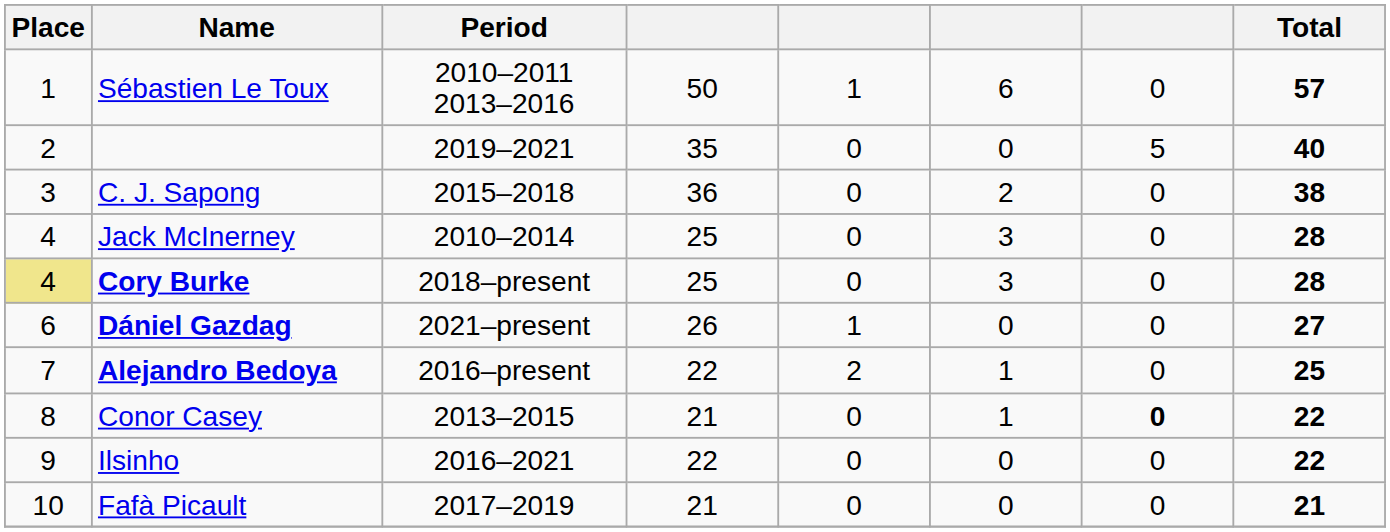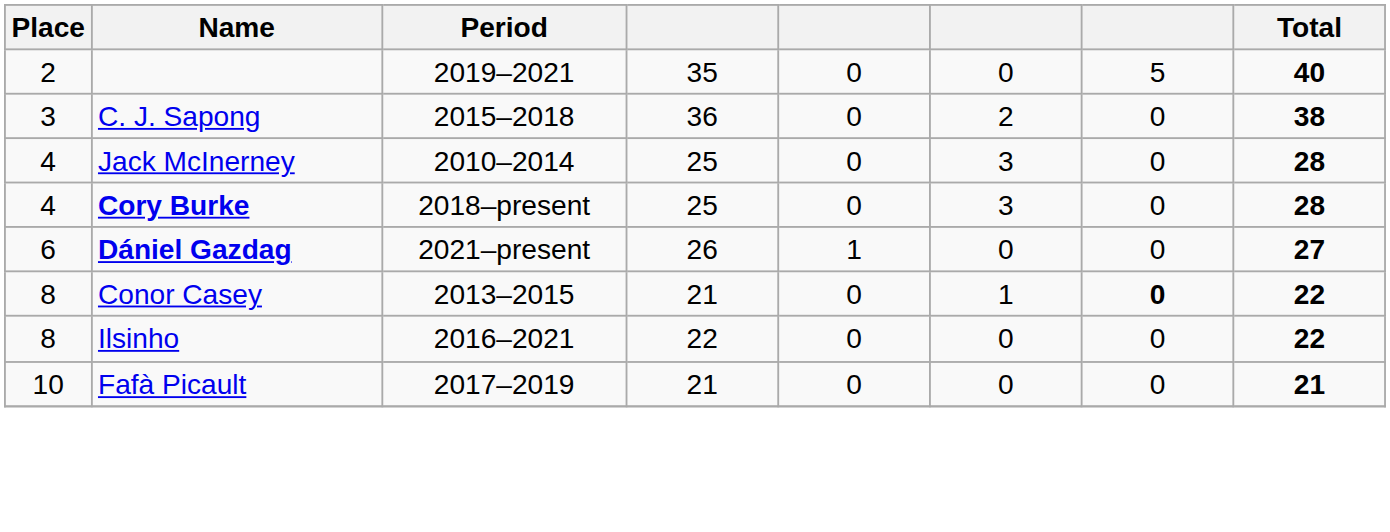- row: (213, 88)
(48, 281) khaki background -> (48, 205) no background
- row: (217, 370)
(48, 459) 9 -> (48, 339) 8
